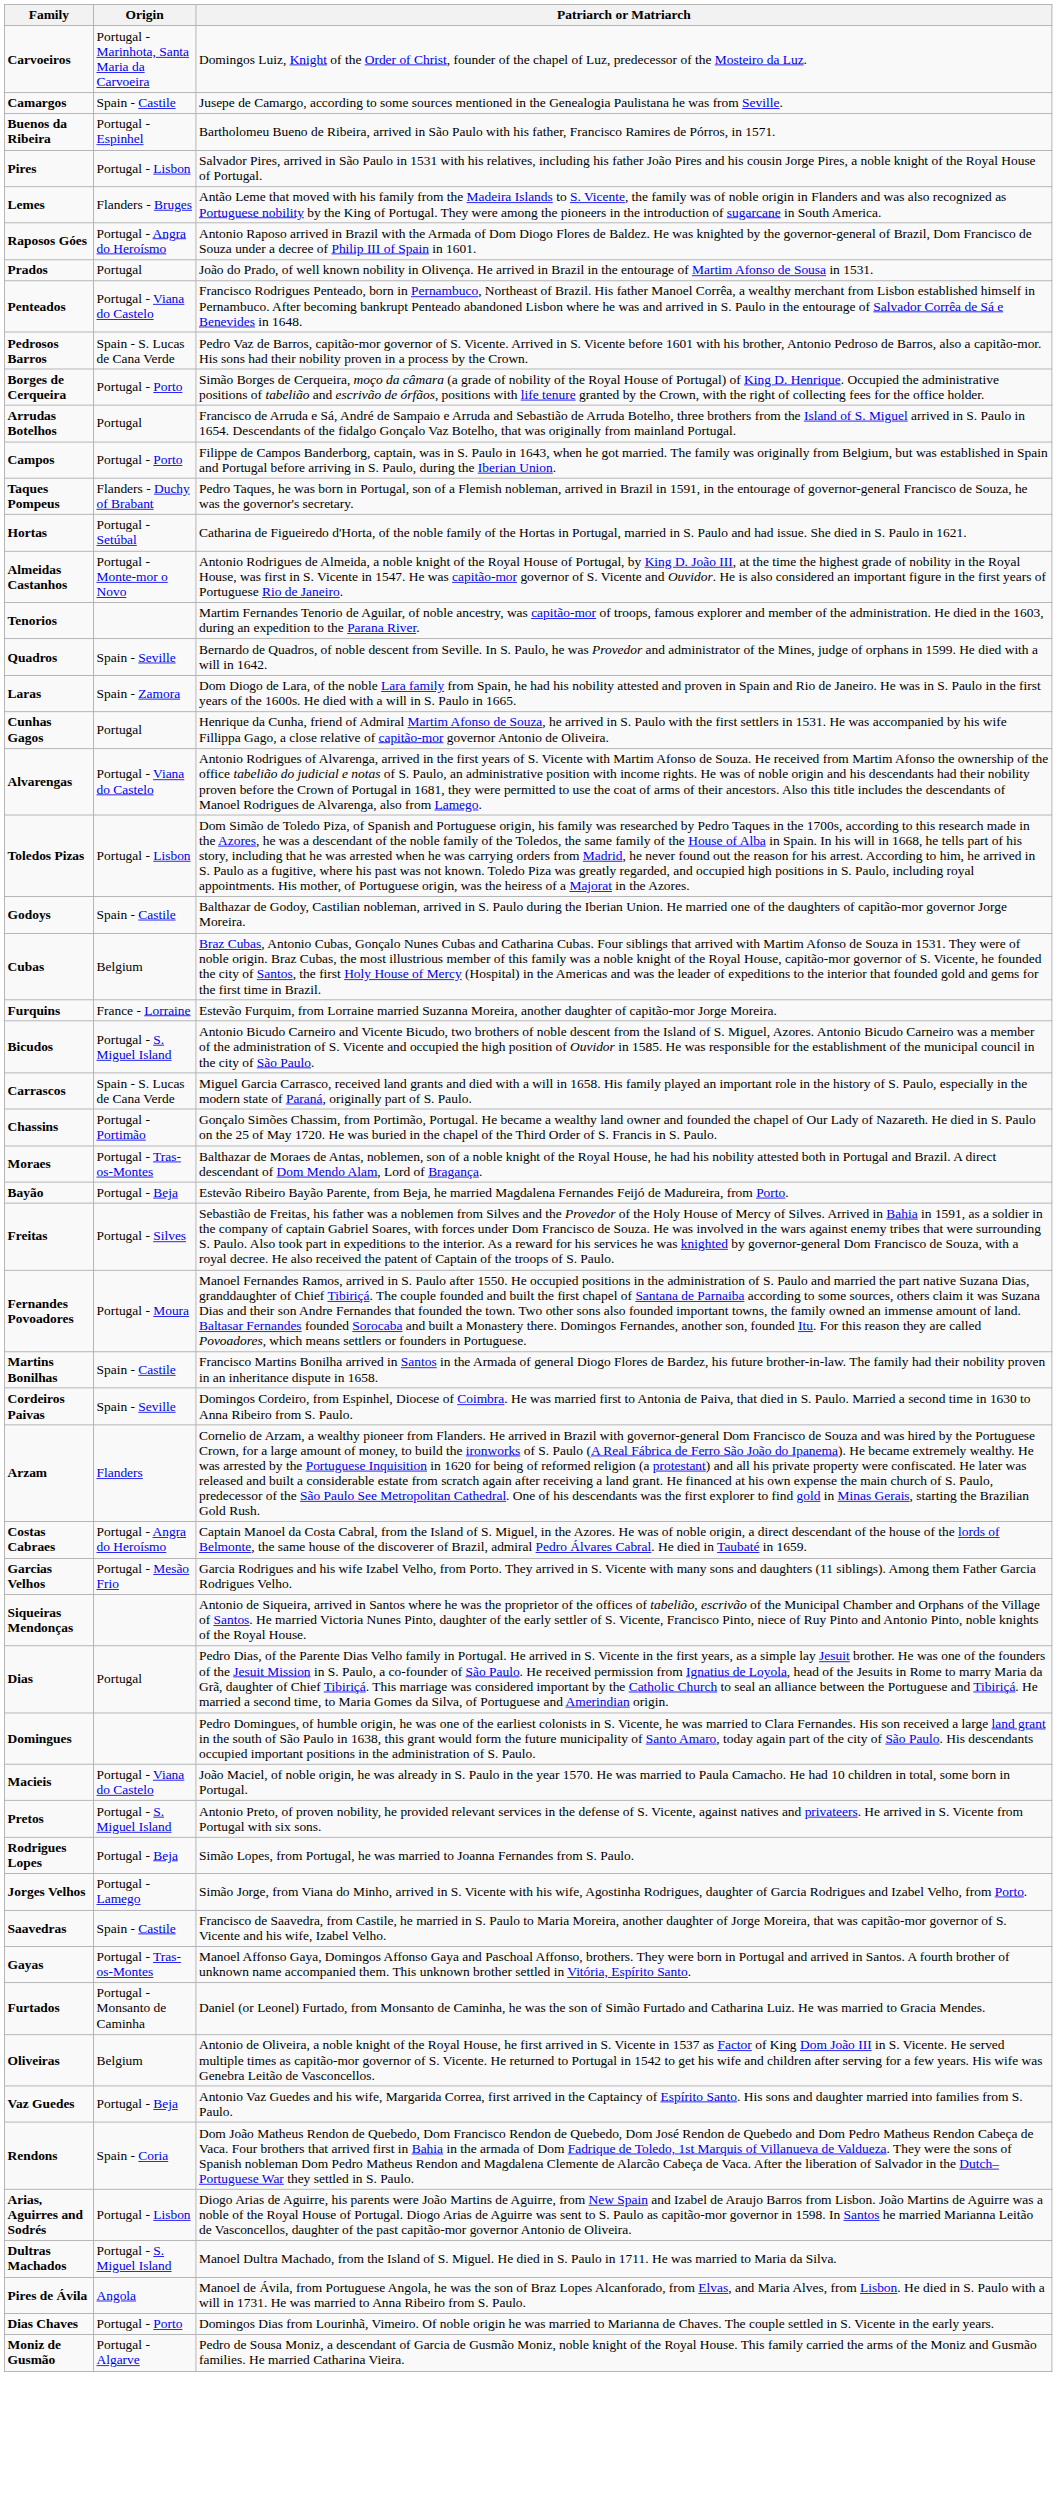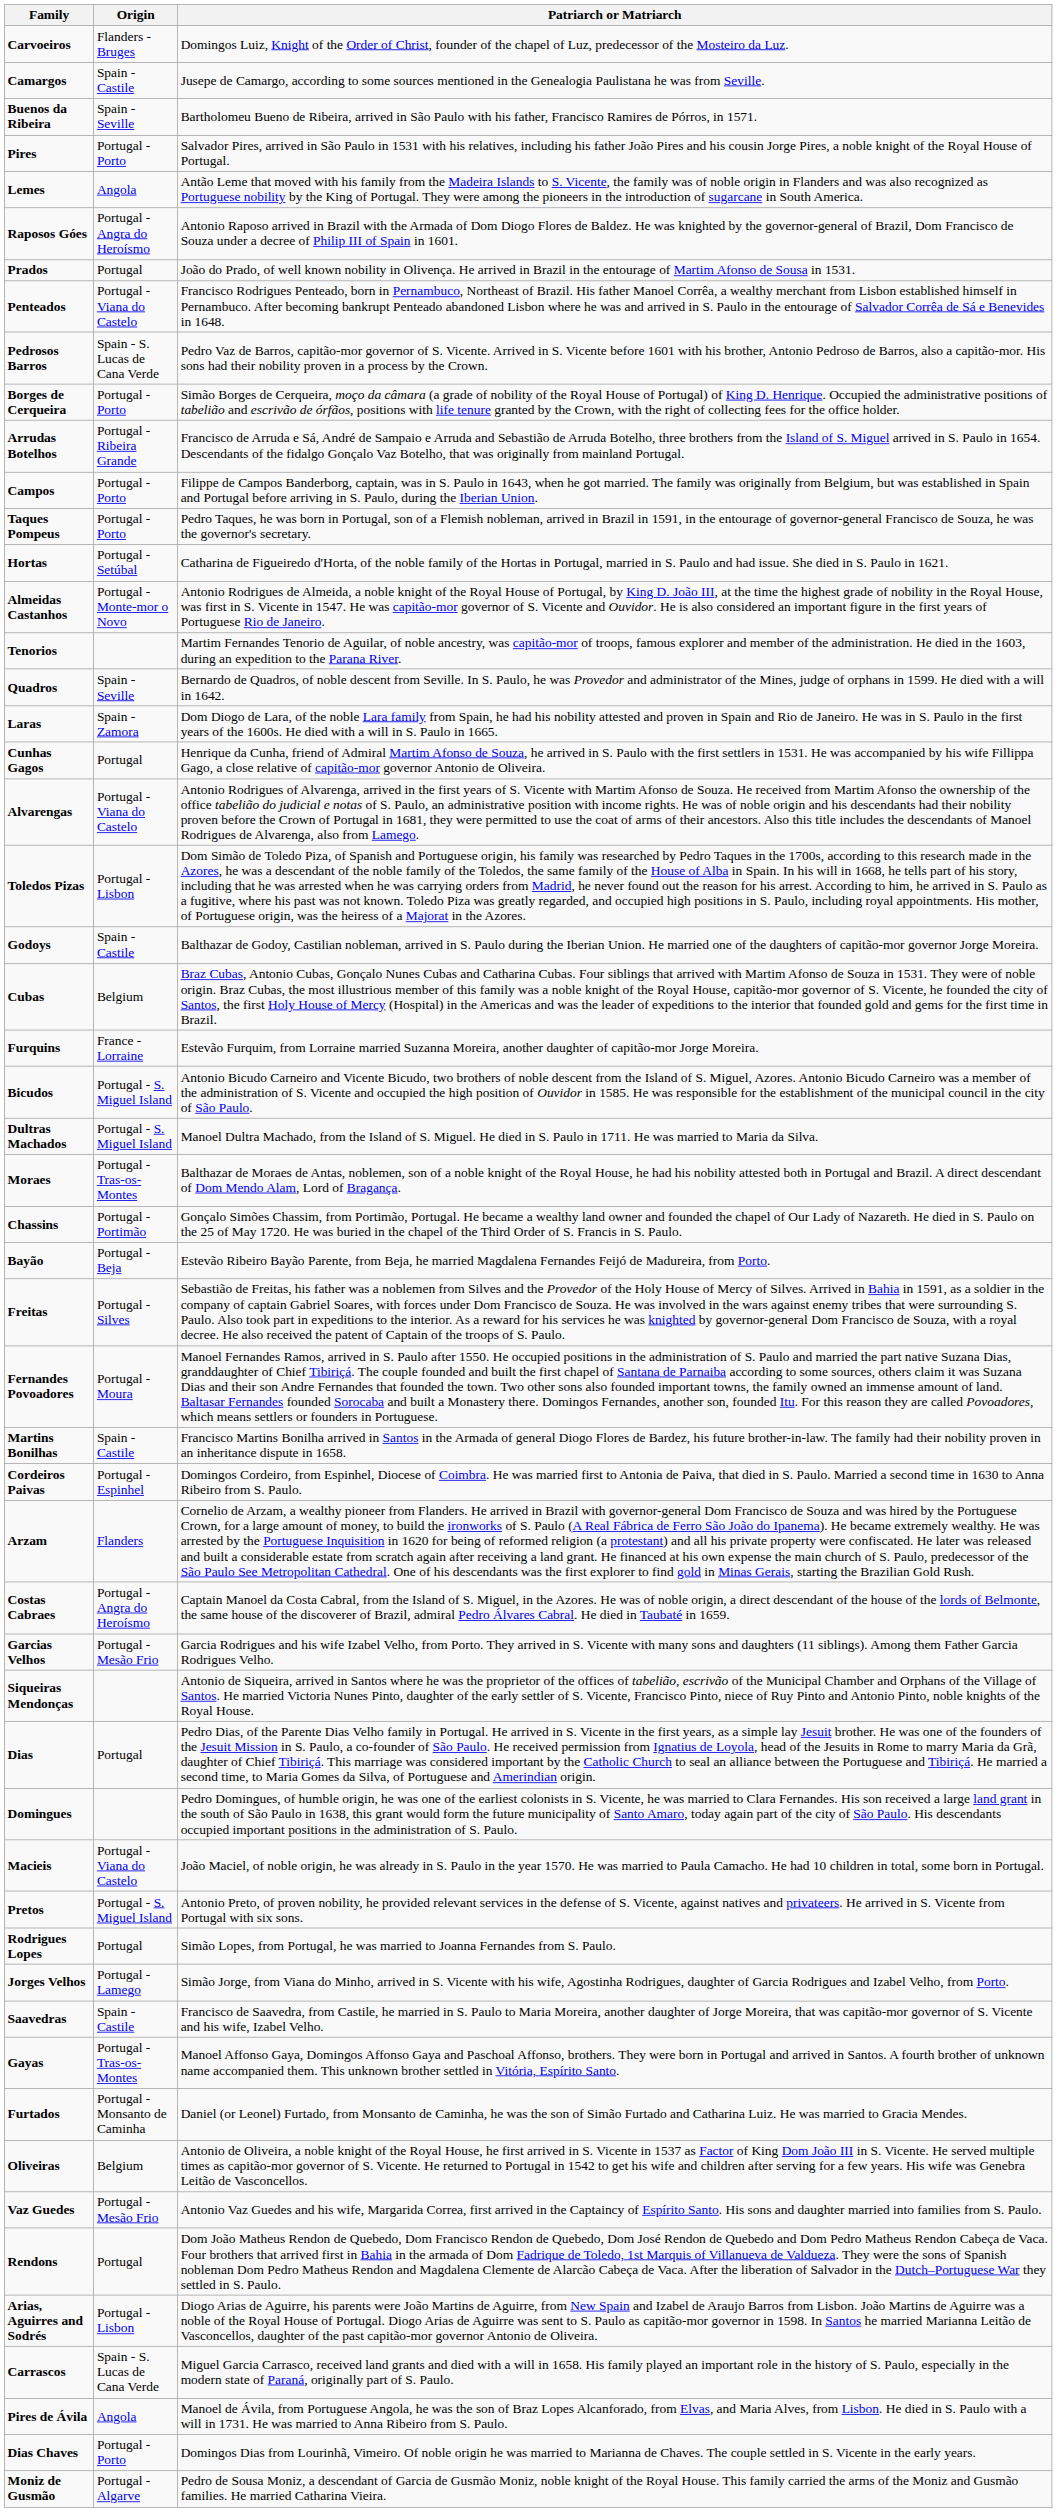(143, 59) Portugal - Marinhota, Santa Maria da Carvoeira -> (124, 44) Flanders - Bruges
(123, 132) Portugal - Espinhel -> (116, 116) Spain - Seville
(144, 168) Portugal - Lisbon -> (124, 153) Portugal - Porto
(144, 204) Flanders - Bruges -> (117, 189) Angola
(119, 423) Portugal -> (124, 446) Portugal - Ribeira Grande
(143, 496) Flanders - Duchy of Brabant -> (124, 526) Portugal - Porto
rows swapped: (37, 1090) <-> (37, 2258)
rows swapped: (33, 1127) <-> (29, 1163)
(136, 1406) Spain - Seville -> (124, 1482) Portugal - Espinhel
(137, 1855) Portugal - Beja -> (120, 1946) Portugal
(137, 2104) Portugal - Beja -> (128, 2210) Portugal - Mesão Frio
(132, 2155) Spain - Coria -> (120, 2261) Portugal
